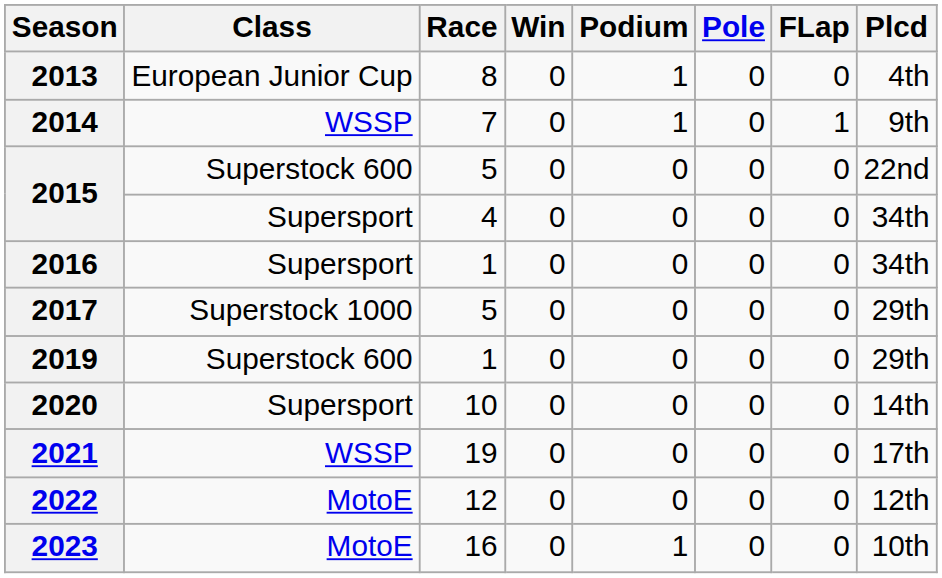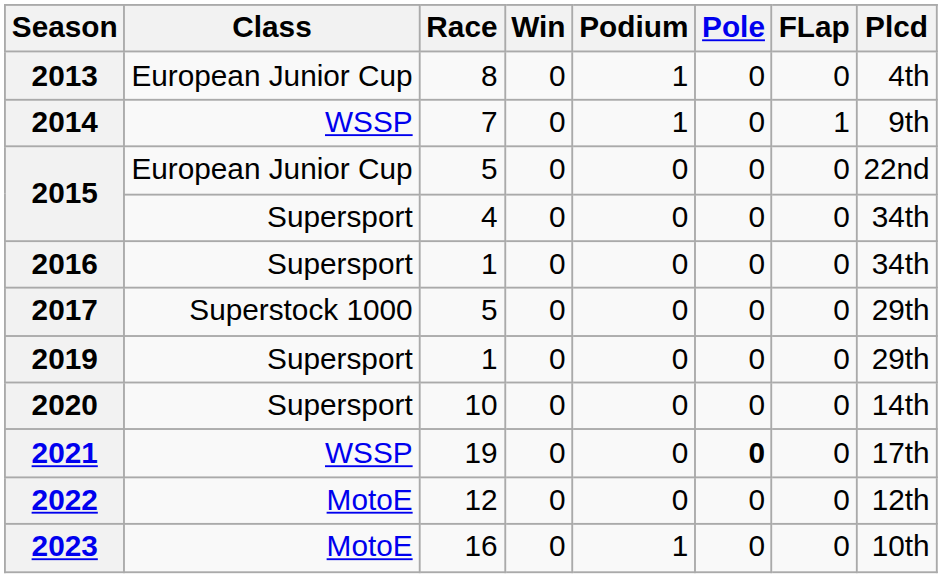(309, 169) Superstock 600 -> (272, 169) European Junior Cup
(309, 358) Superstock 600 -> (340, 358) Supersport
(757, 452) normal -> (757, 452) bold
